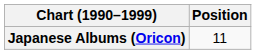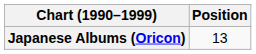(220, 37) 11 -> (220, 37) 13
